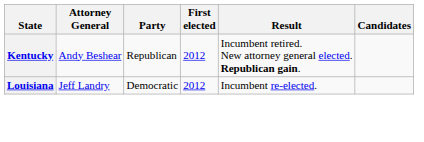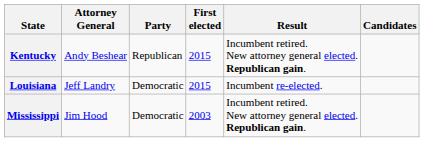(194, 55) 2012 -> (200, 55) 2015
(194, 85) 2012 -> (200, 85) 2015
+ row: (33, 115)
